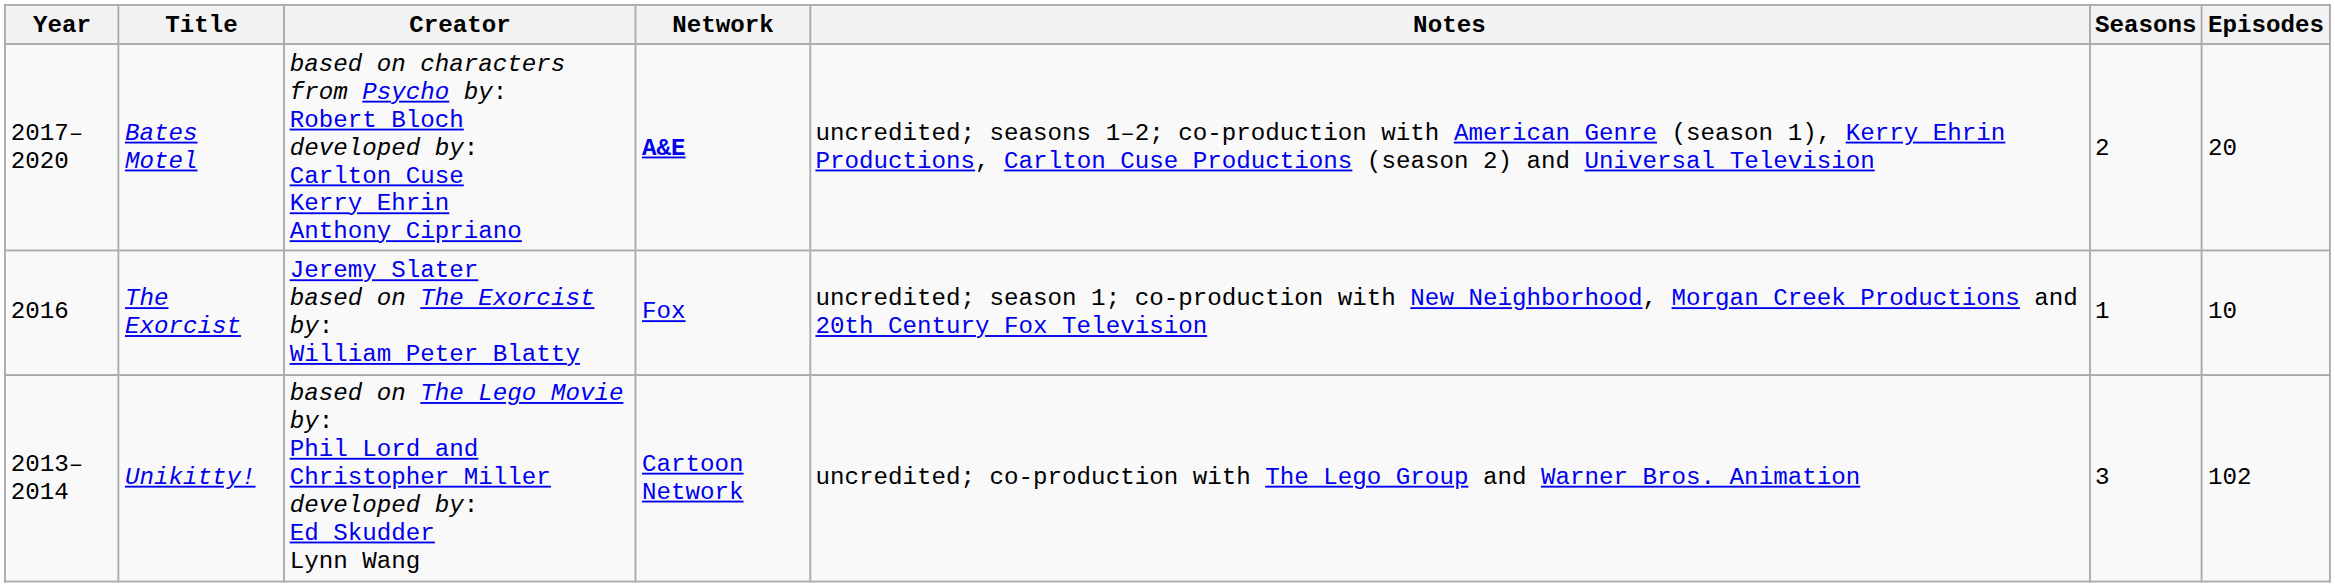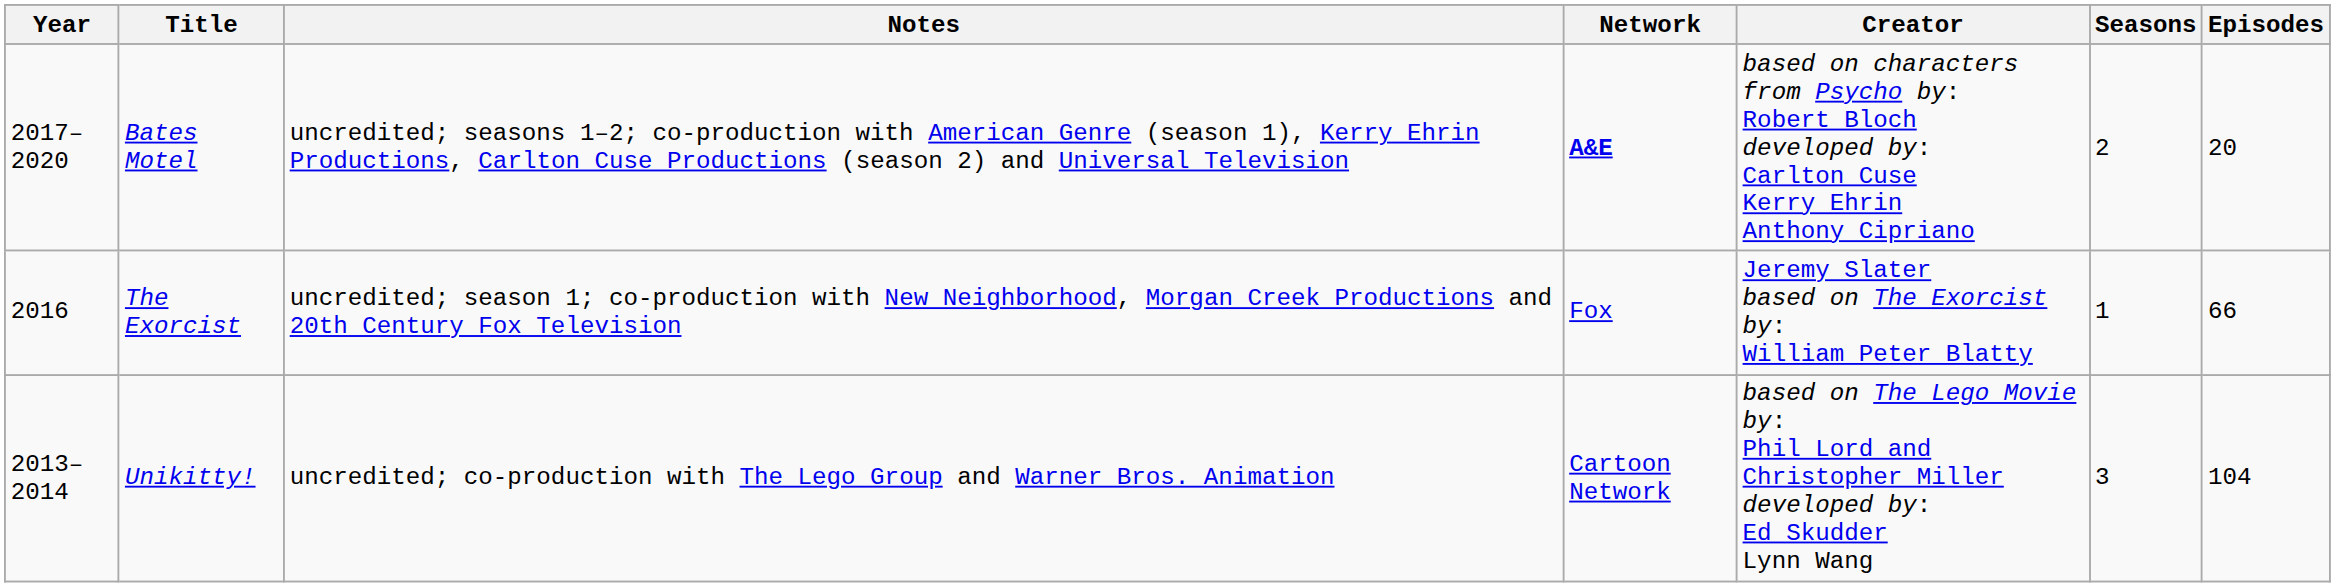columns swapped: (460, 25) <-> (1449, 25)
(2223, 313) 10 -> (2223, 313) 66
(2230, 478) 102 -> (2230, 478) 104
